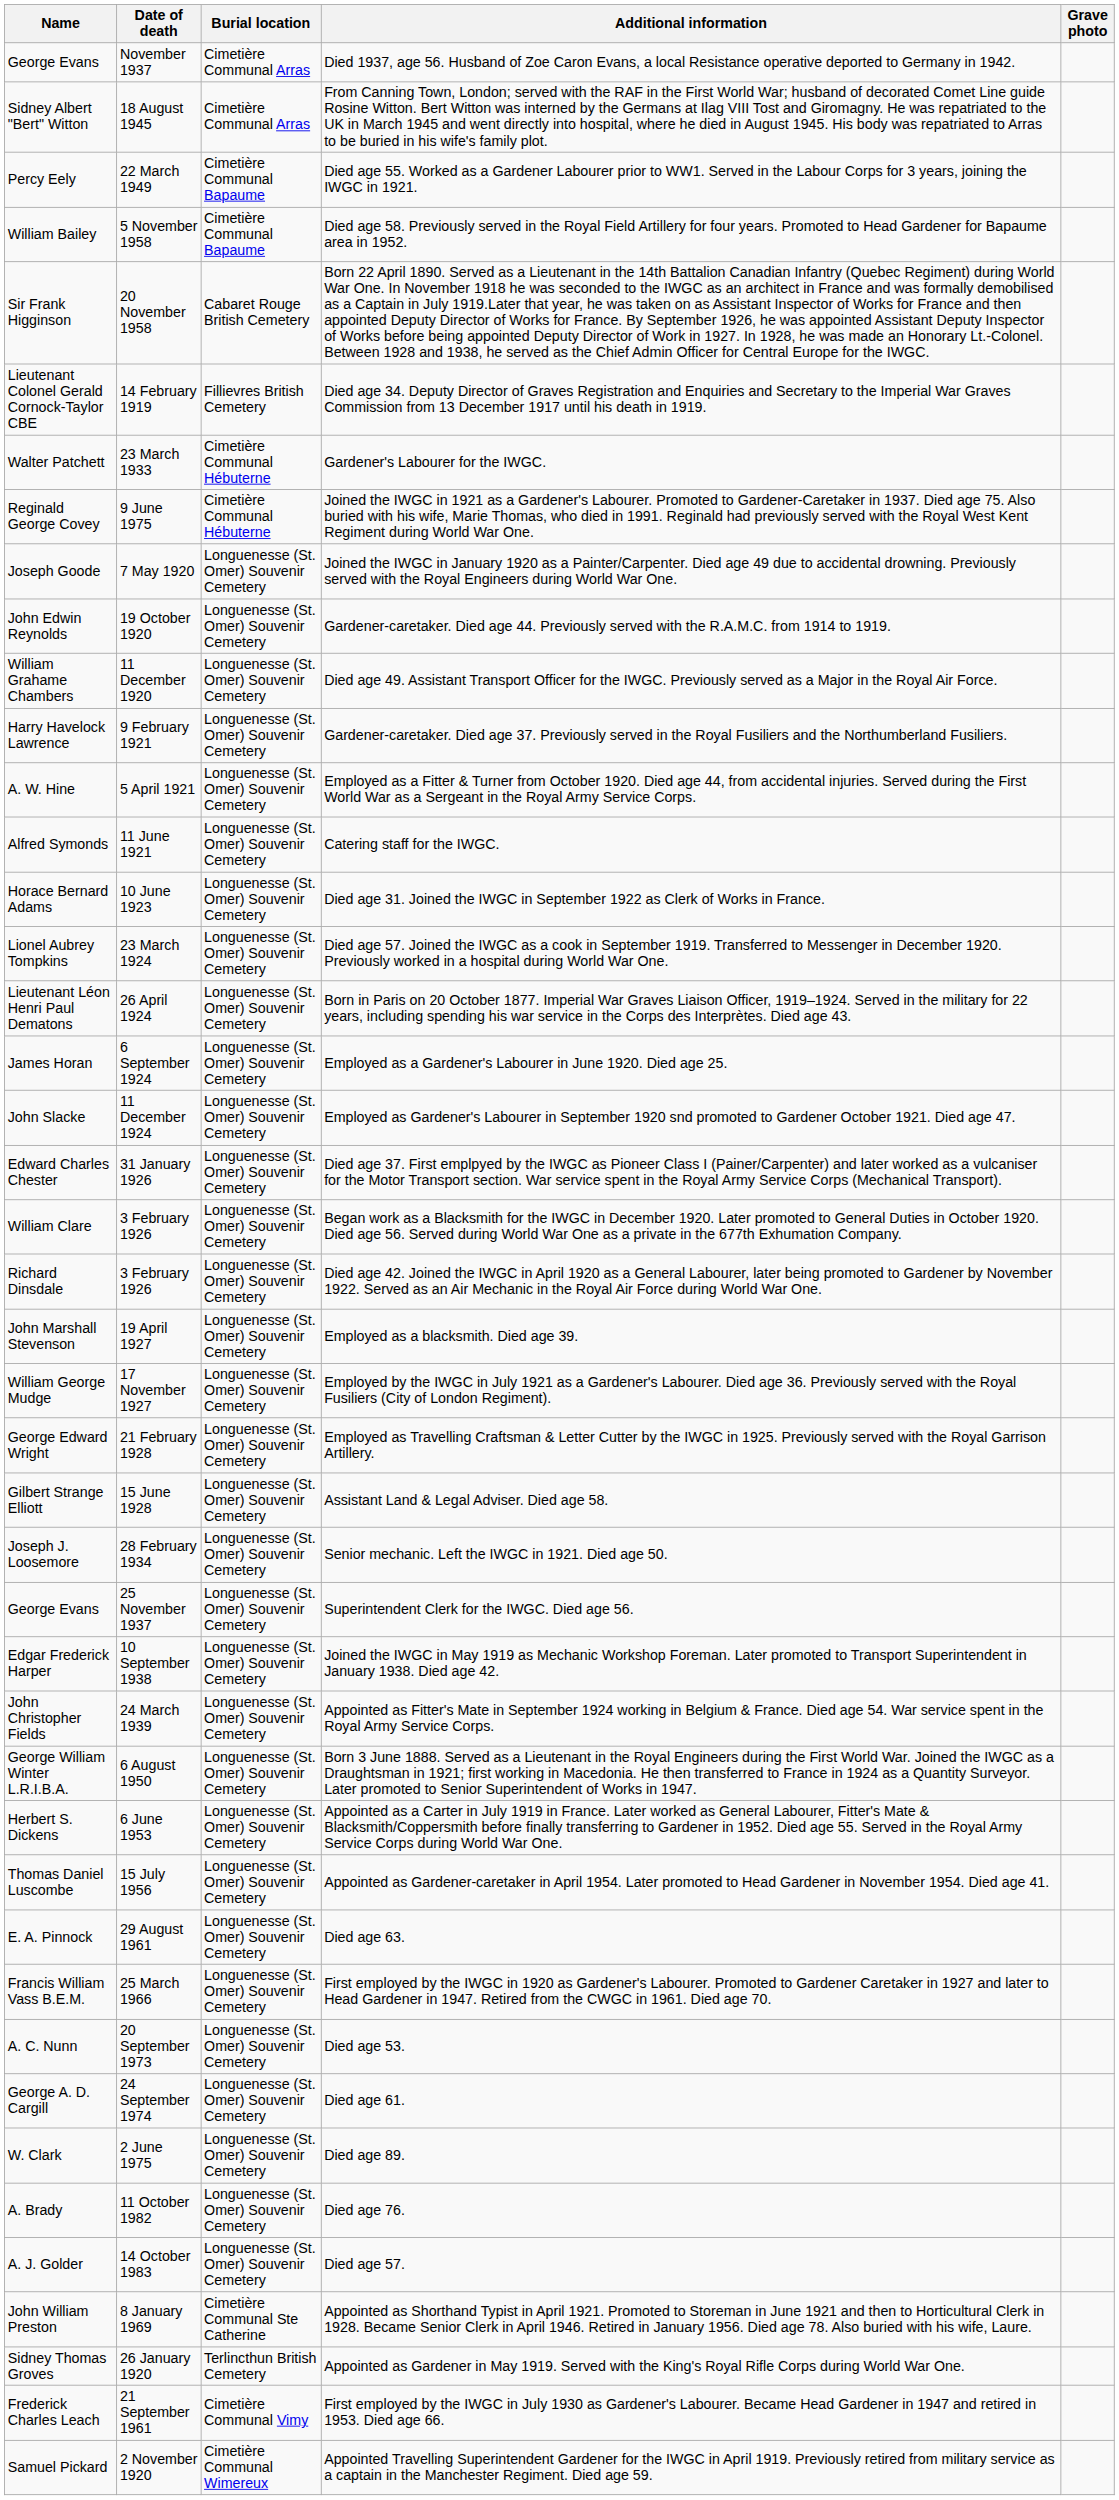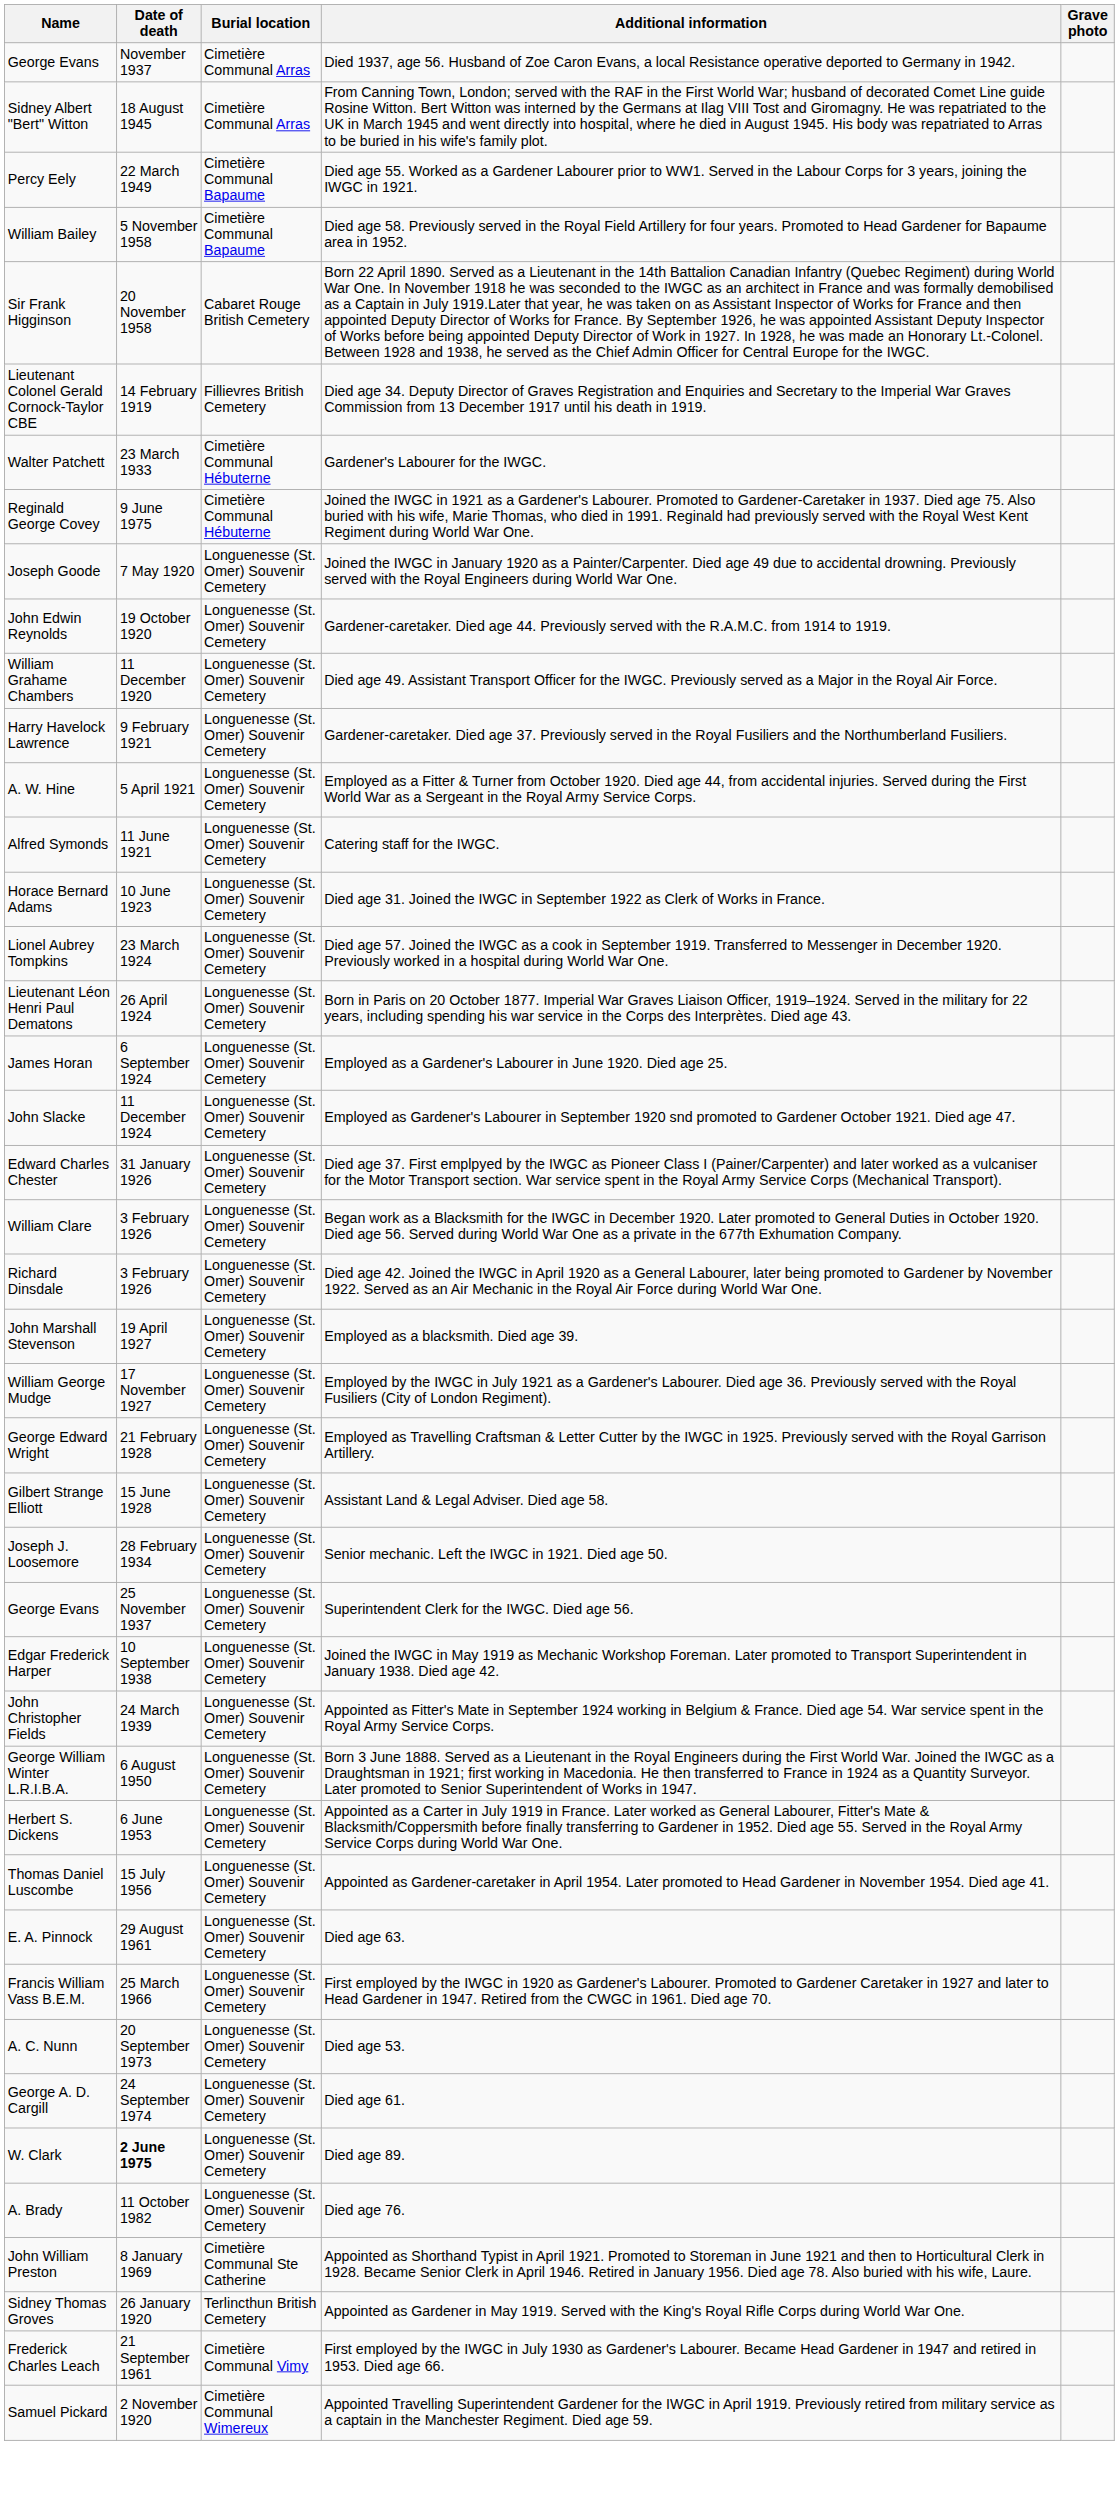(141, 2155) normal -> (143, 2155) bold
- row: (365, 2264)
